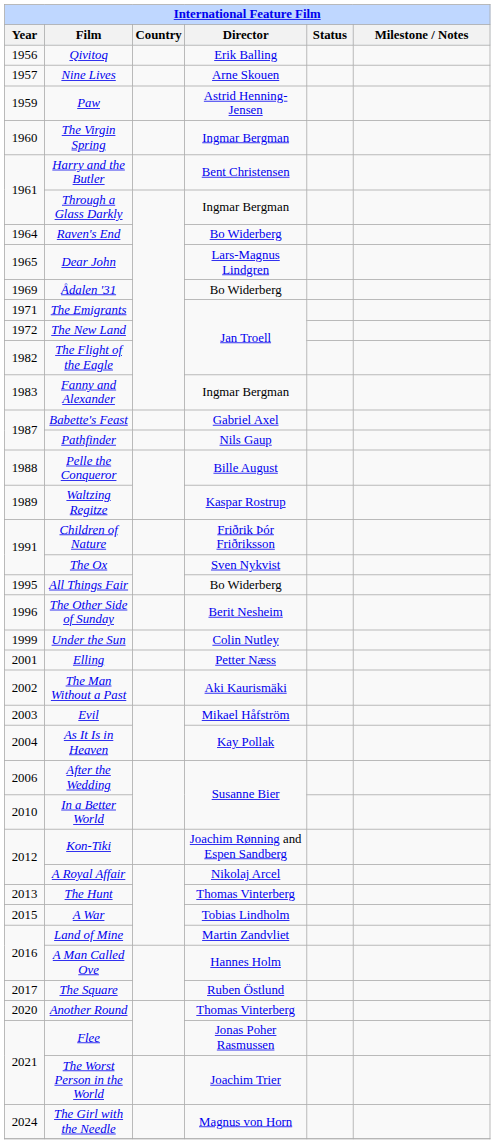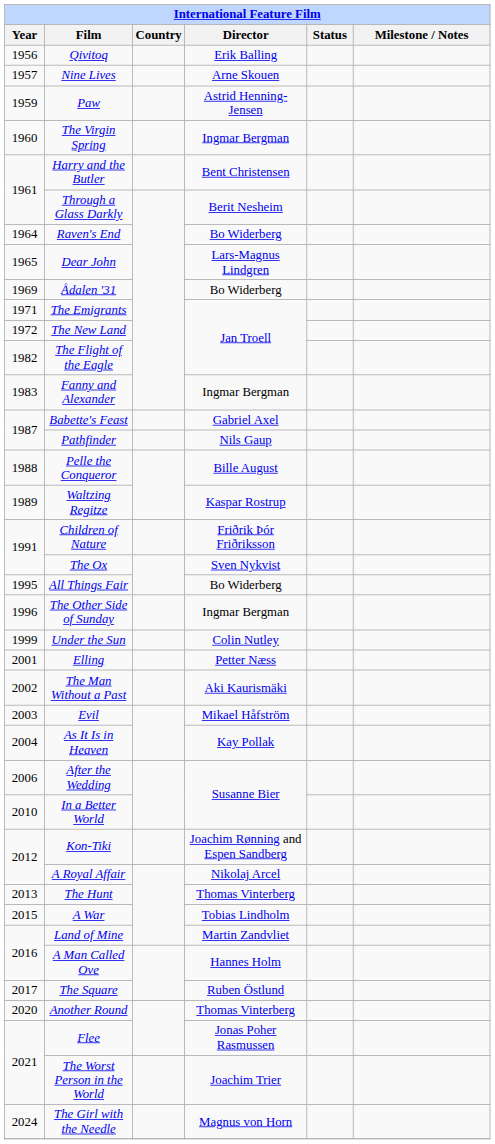(246, 207) Ingmar Bergman -> (246, 207) Berit Nesheim
(246, 612) Berit Nesheim -> (246, 612) Ingmar Bergman
